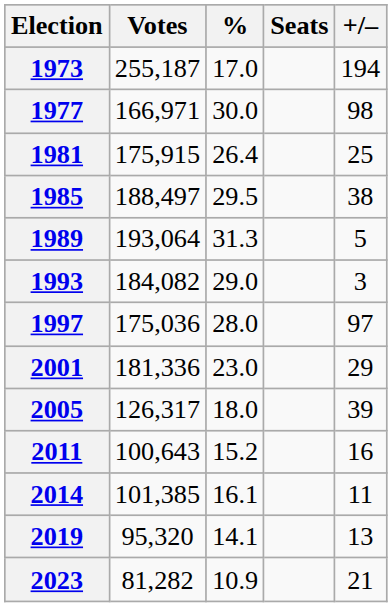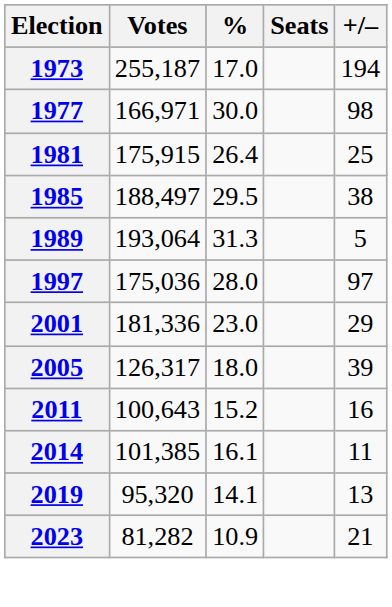- row: (57, 280)
